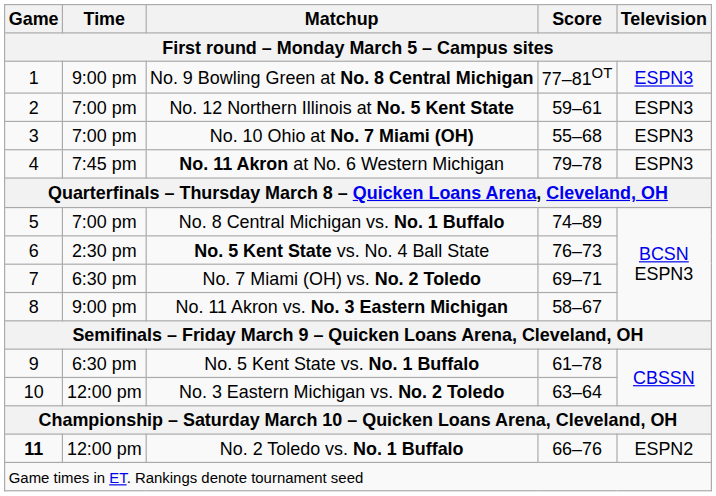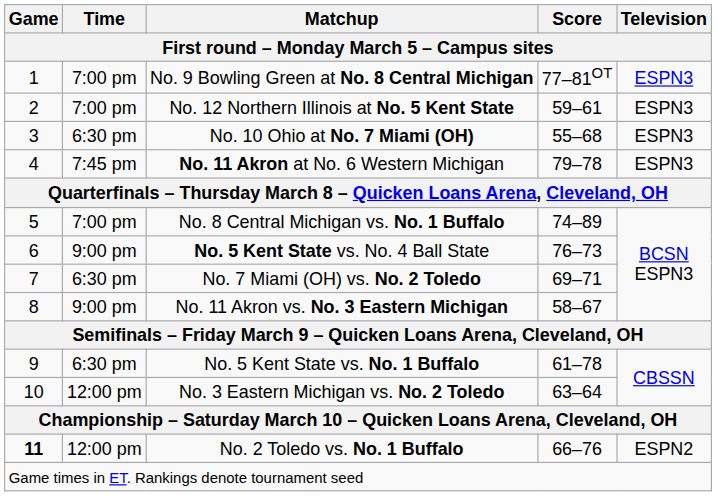(104, 78) 9:00 pm -> (104, 78) 7:00 pm
(104, 136) 7:00 pm -> (104, 136) 6:30 pm
(104, 250) 2:30 pm -> (104, 250) 9:00 pm
